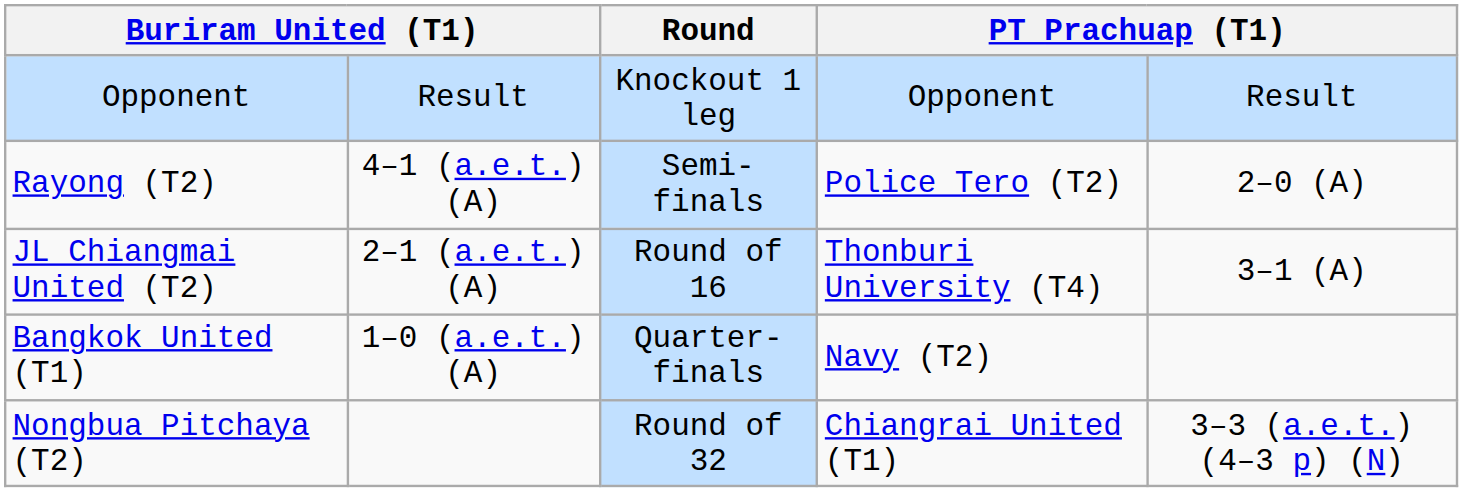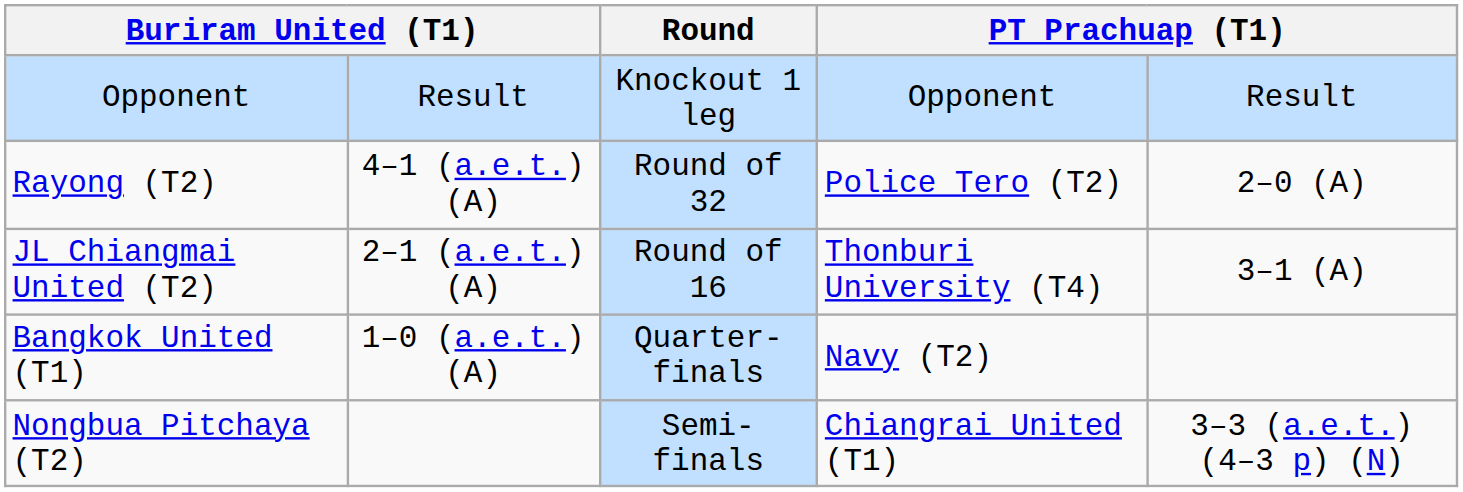(708, 185) Semi-finals -> (708, 185) Round of 32
(708, 443) Round of 32 -> (708, 443) Semi-finals
